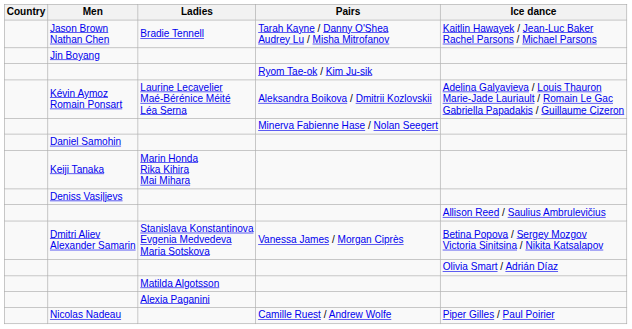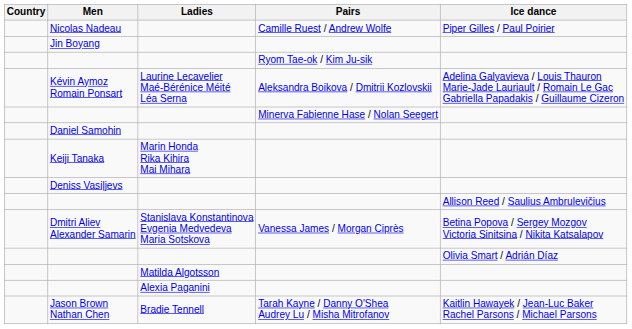rows swapped: (86, 315) <-> (80, 34)
